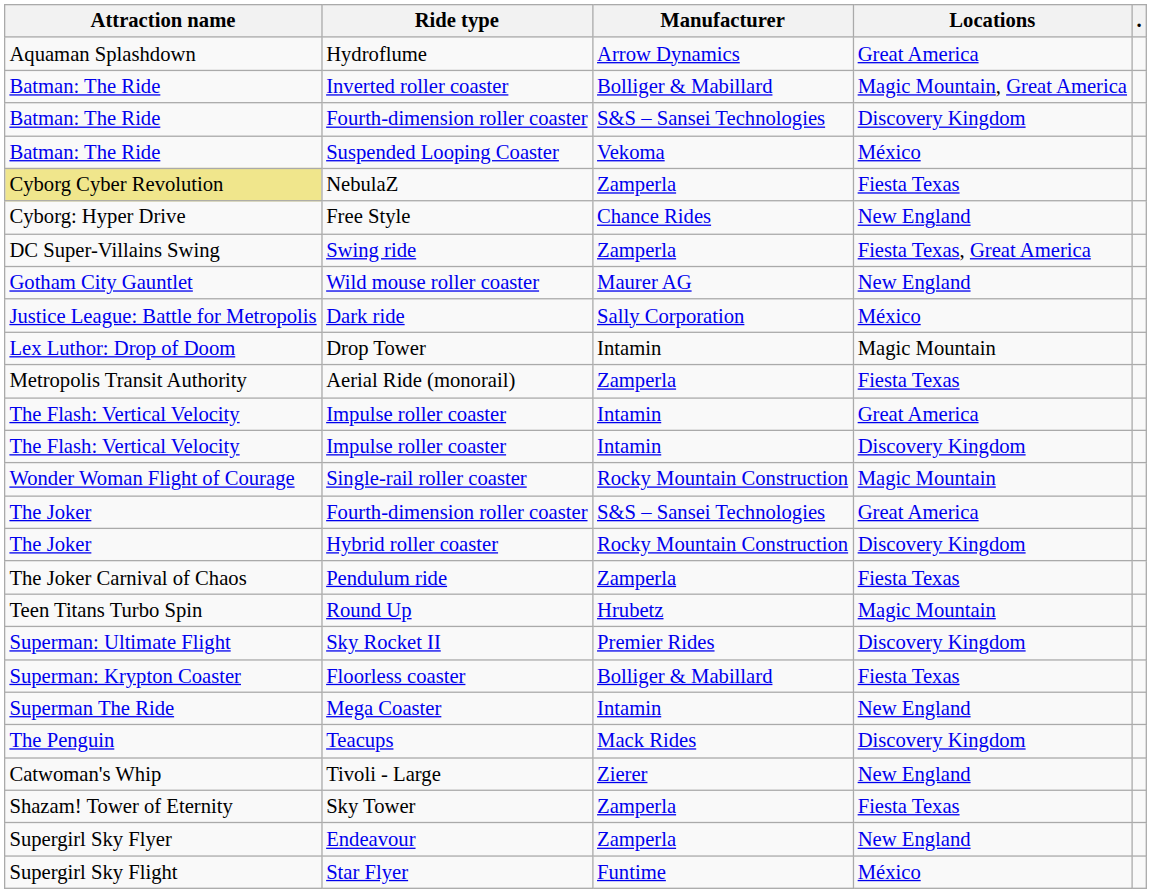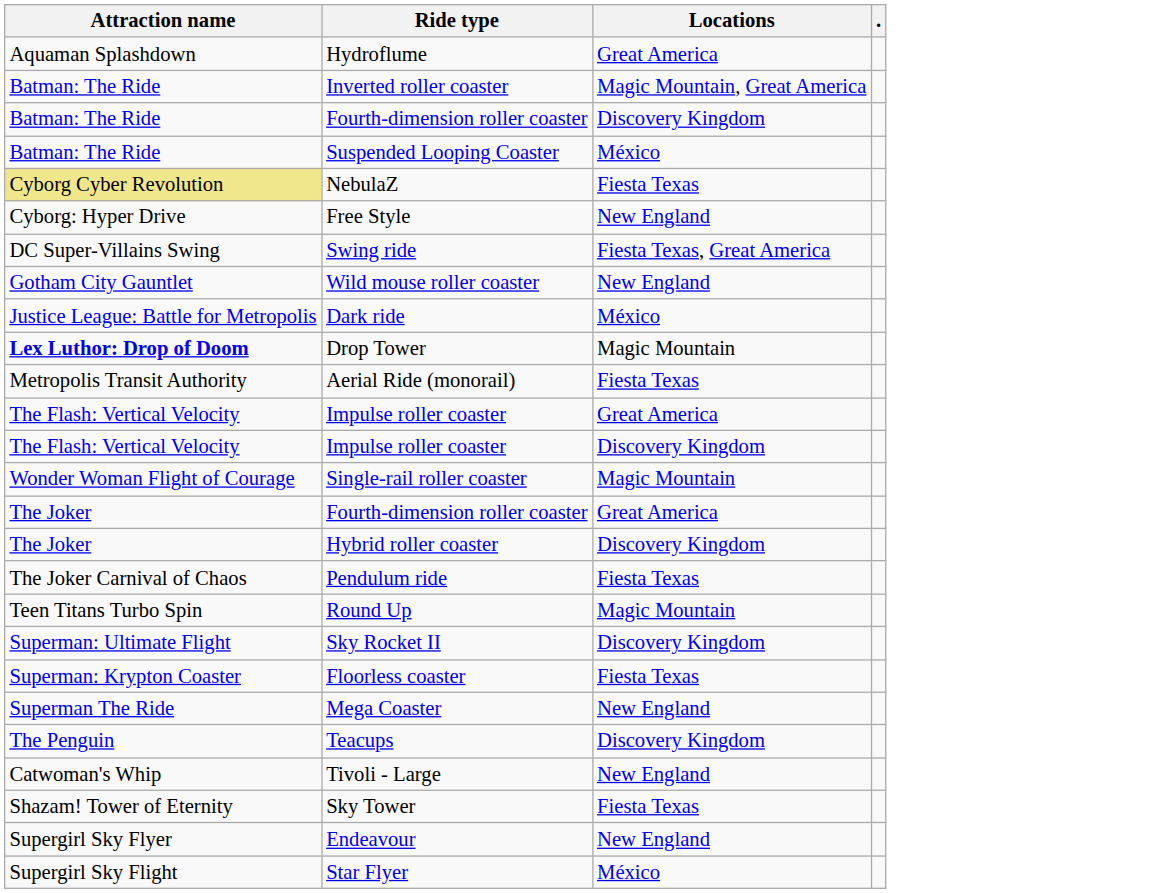- column: (723, 20)
(122, 348) normal -> (129, 348) bold
